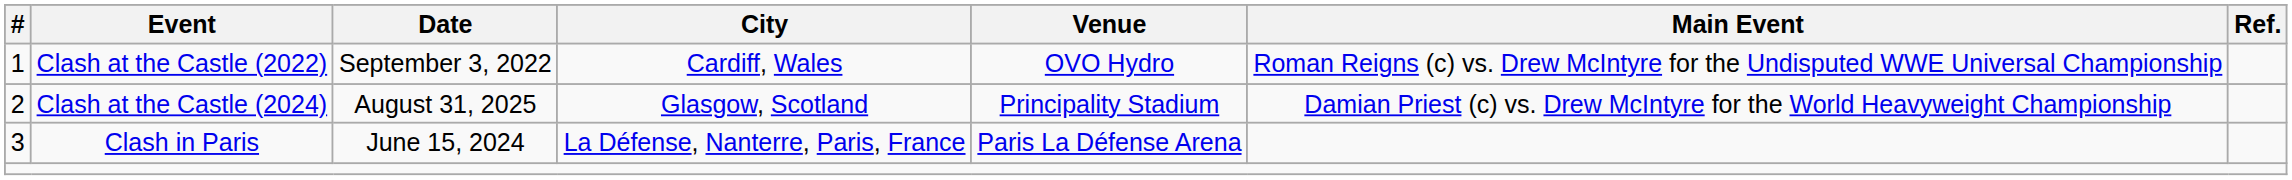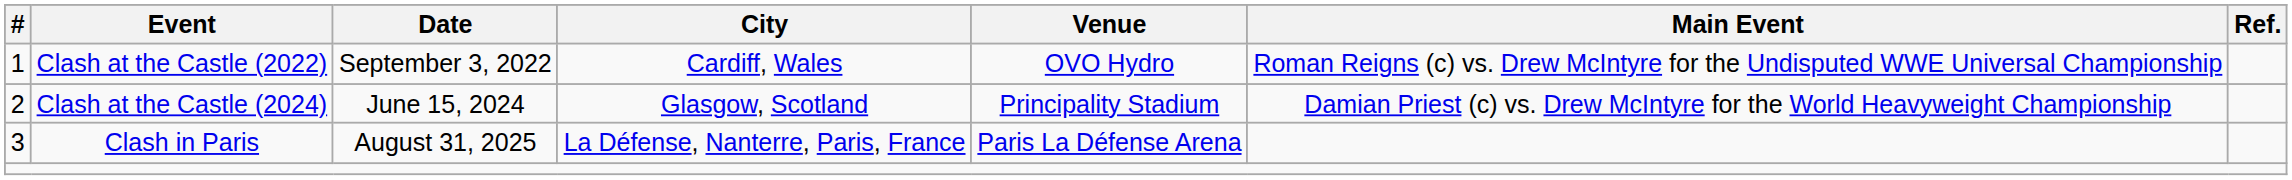(445, 103) August 31, 2025 -> (445, 103) June 15, 2024
(445, 143) June 15, 2024 -> (445, 143) August 31, 2025
